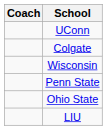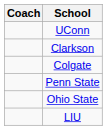+ row: (72, 48)
- row: (72, 65)
